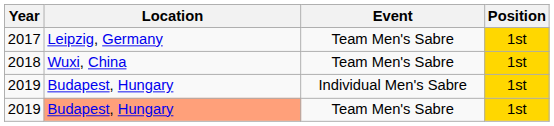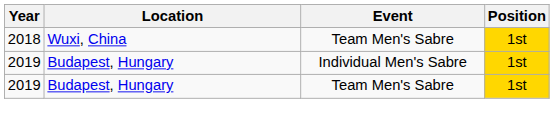- row: (24, 39)
(110, 109) lightsalmon background -> (110, 86) no background
